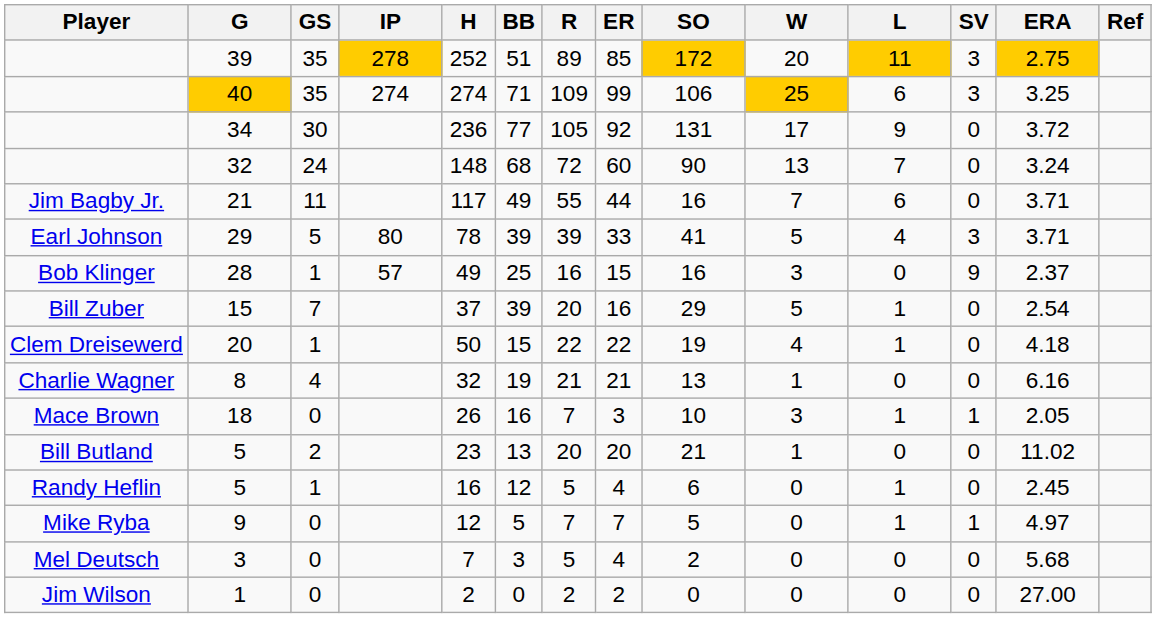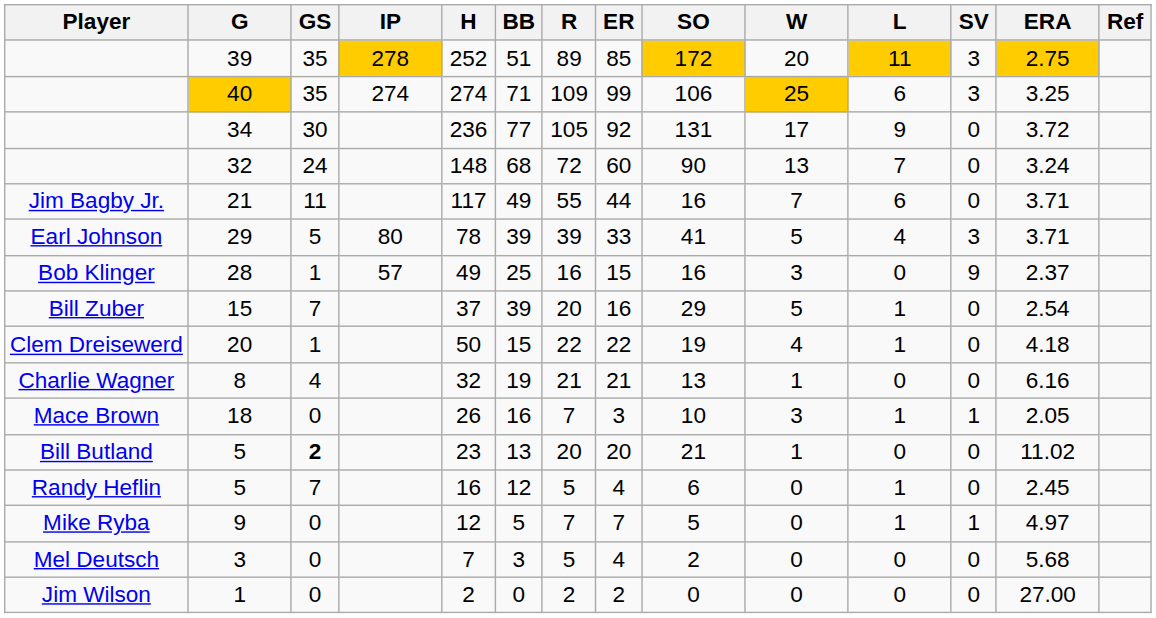(315, 451) normal -> (315, 451) bold
(315, 487) 1 -> (315, 487) 7
